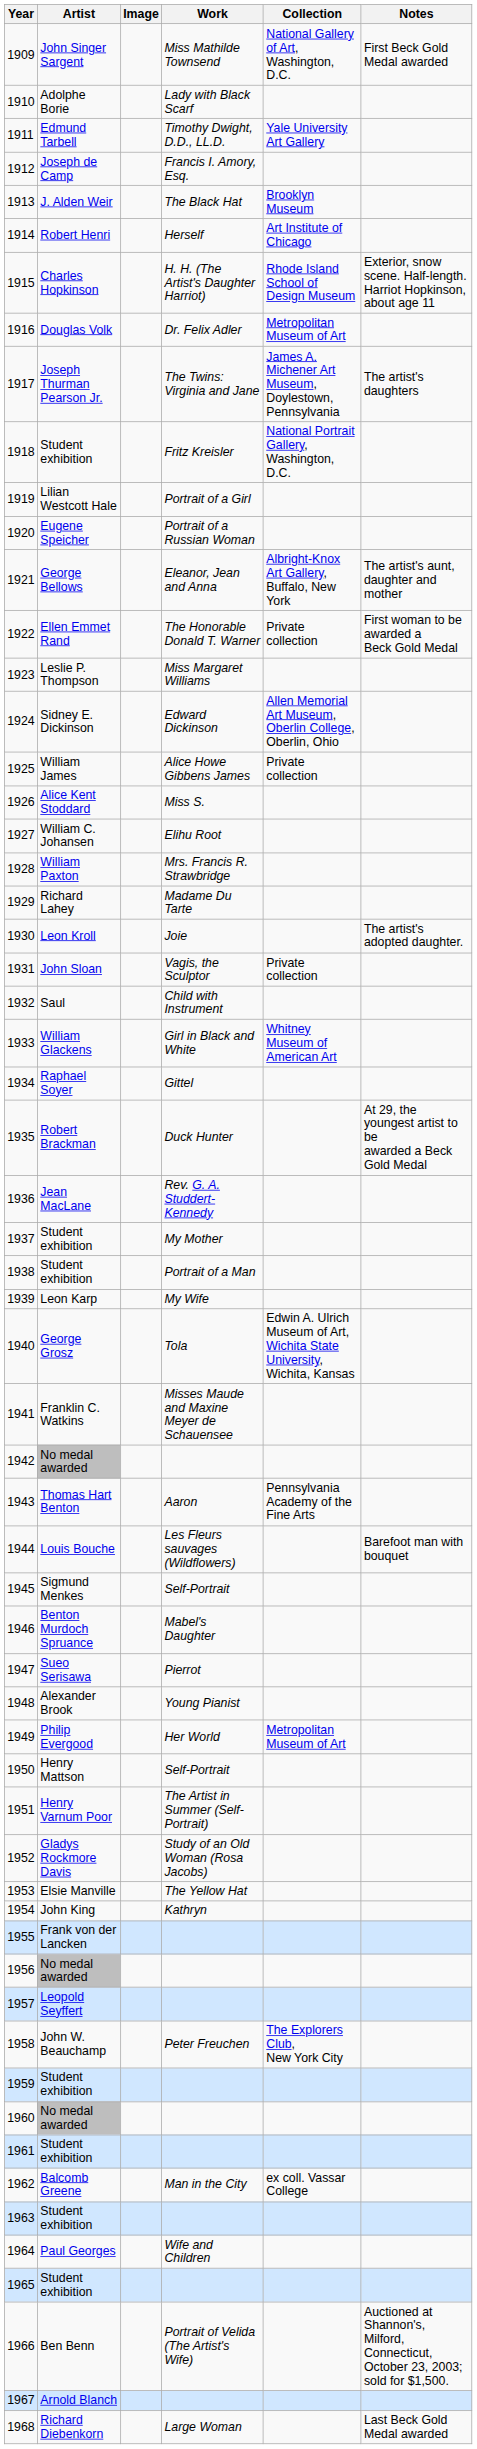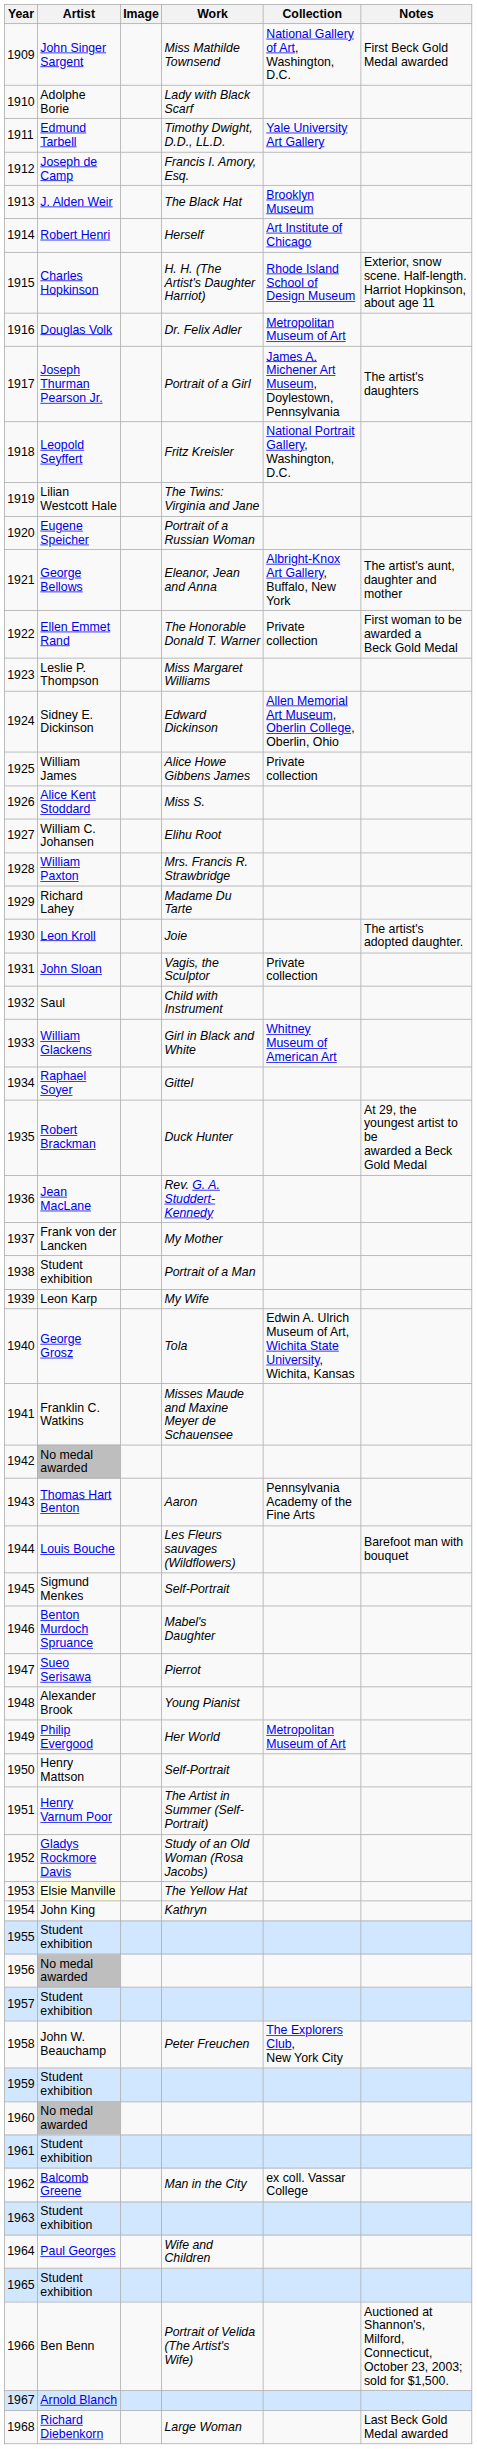(212, 384) The Twins: Virginia and Jane -> (208, 384) Portrait of a Girl
(66, 452) Student exhibition -> (62, 452) Leopold Seyffert
(208, 499) Portrait of a Girl -> (212, 499) The Twins: Virginia and Jane
(66, 1239) Student exhibition -> (78, 1239) Frank von der Lancken
(78, 1891) no background -> (78, 1891) lightyellow background
(78, 1937) Frank von der Lancken -> (66, 1937) Student exhibition
(62, 2004) Leopold Seyffert -> (66, 2004) Student exhibition
